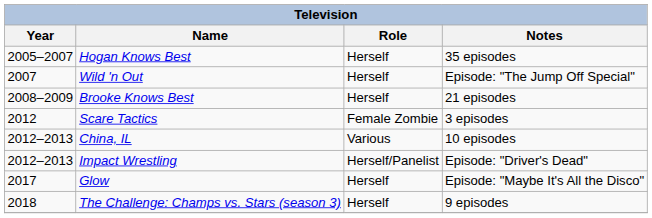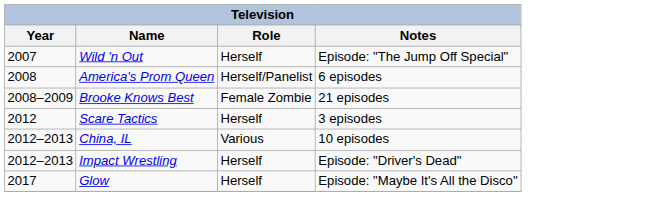- row: (135, 56)
+ row: (147, 77)
(368, 98) Herself -> (266, 98) Female Zombie
(393, 118) Female Zombie -> (241, 118) Herself
(393, 160) Herself/Panelist -> (241, 160) Herself
- row: (210, 202)
